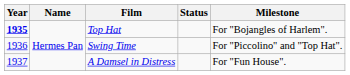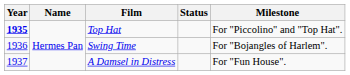(270, 29) For "Bojangles of Harlem". -> (277, 29) For "Piccolino" and "Top Hat".
(277, 45) For "Piccolino" and "Top Hat". -> (270, 45) For "Bojangles of Harlem".
